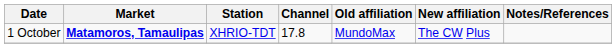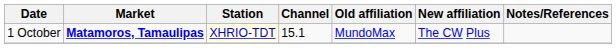(243, 33) no background -> (243, 33) lightyellow background
(293, 33) 17.8 -> (293, 33) 15.1
